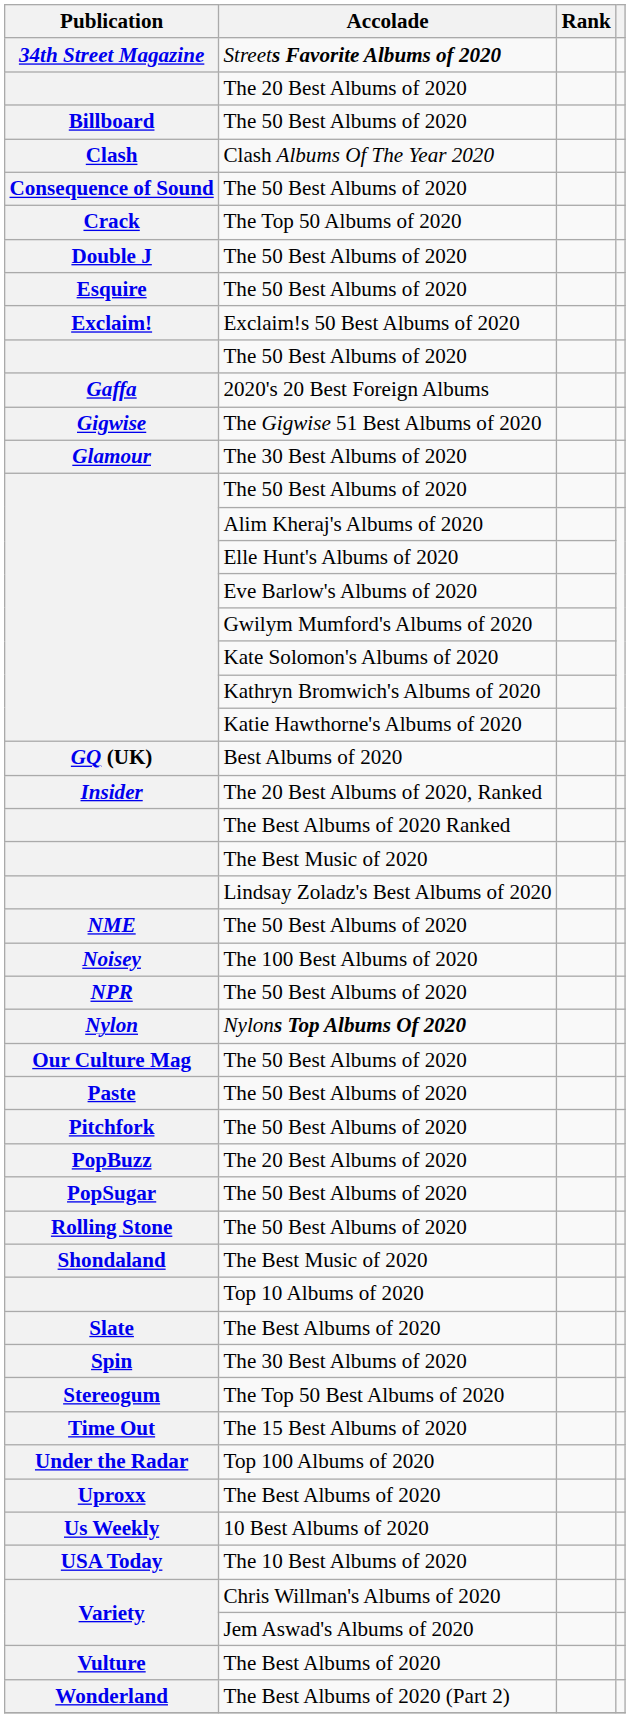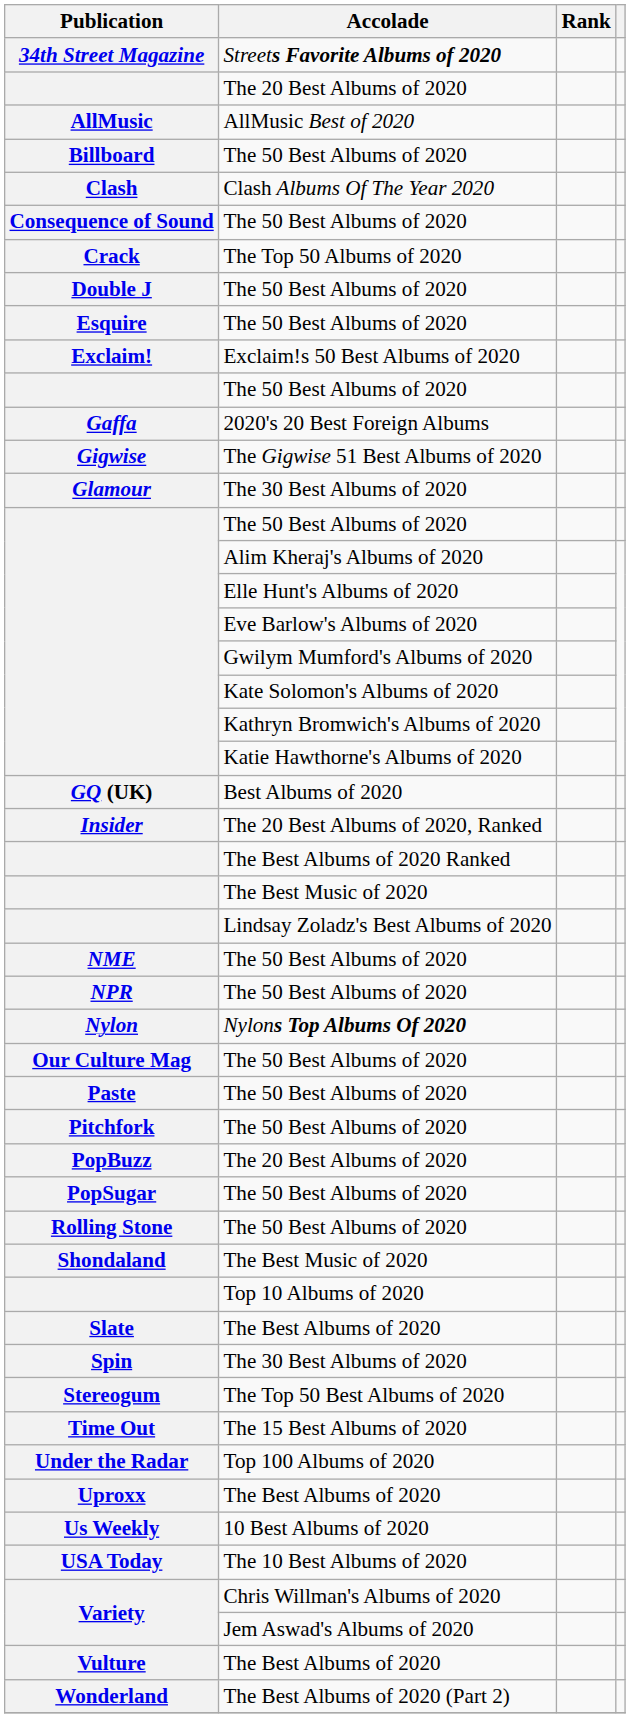+ row: (112, 121)
- row: (112, 959)
